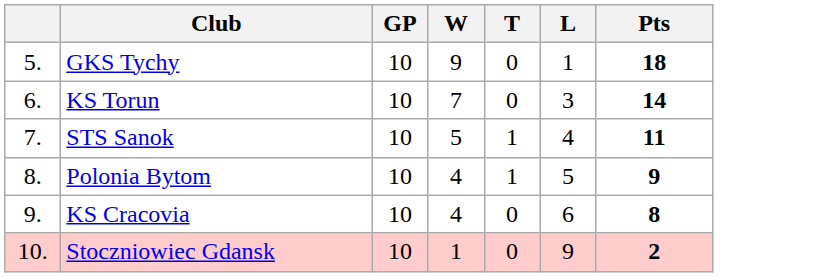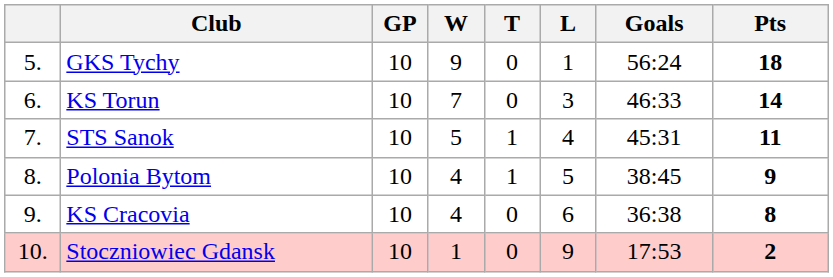+ column: (654, 23)
